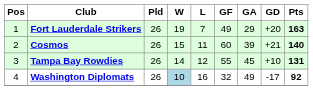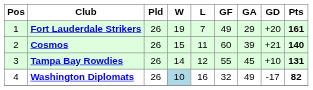(296, 28) 163 -> (296, 28) 161
(296, 77) 92 -> (296, 77) 82
